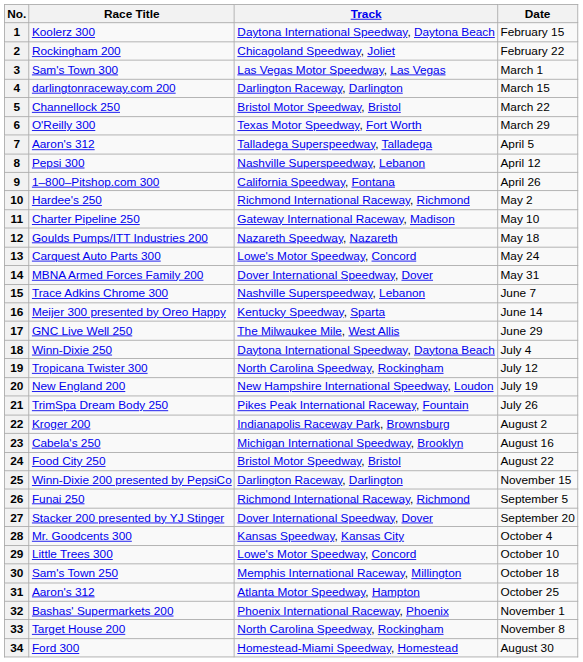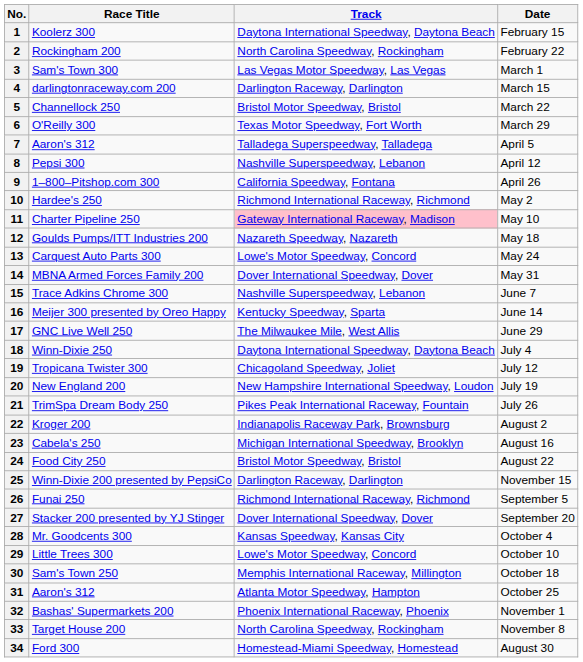(316, 51) Chicagoland Speedway, Joliet -> (340, 51) North Carolina Speedway, Rockingham
(346, 219) no background -> (346, 219) pink background
(340, 368) North Carolina Speedway, Rockingham -> (316, 368) Chicagoland Speedway, Joliet
